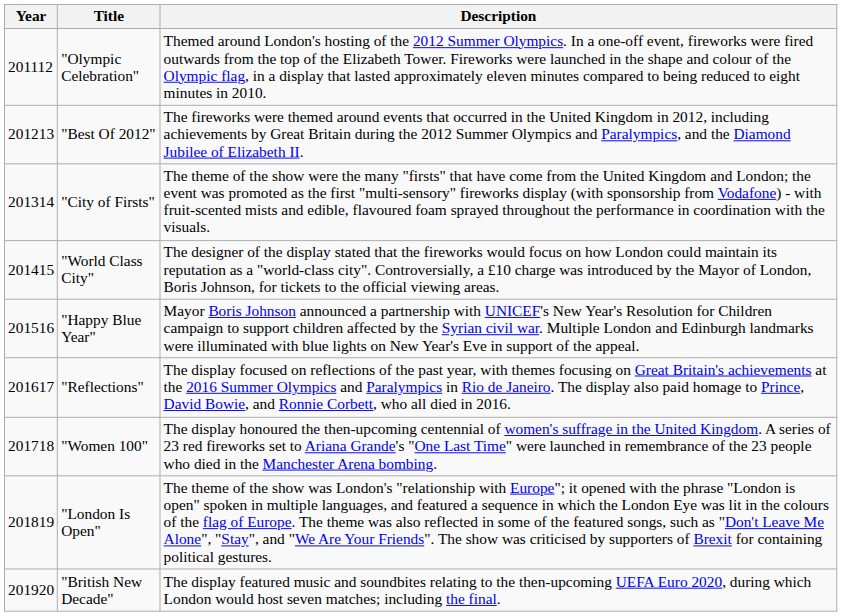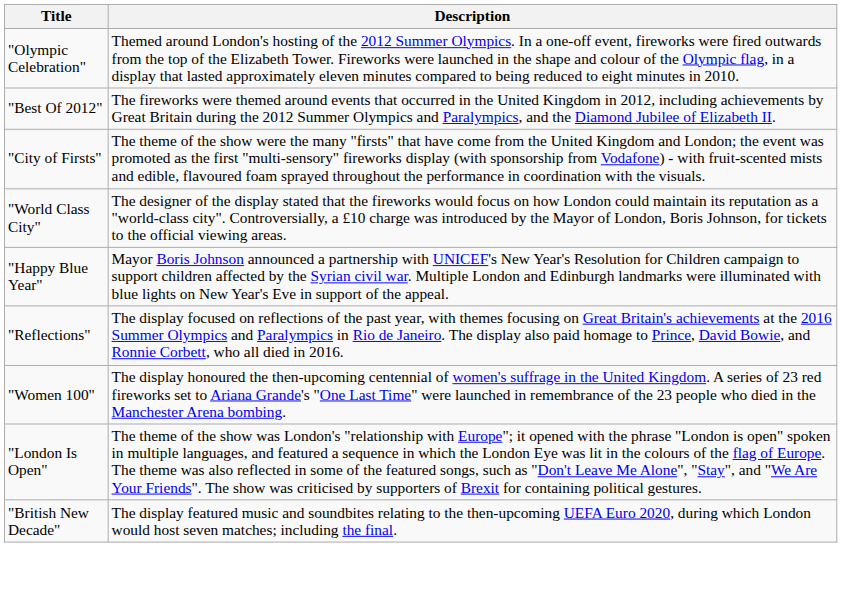- column: (31, 16)
